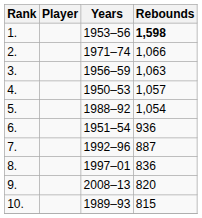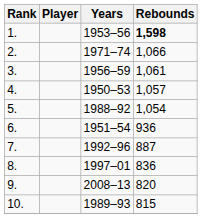(151, 71) 1,063 -> (151, 71) 1,061
